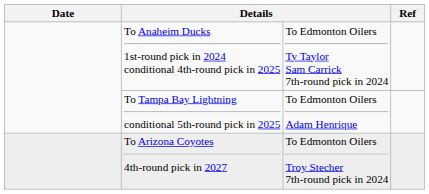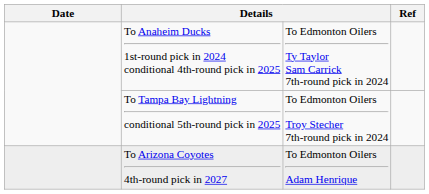(337, 111) To Edmonton Oilers Adam Henrique -> (337, 118) To Edmonton Oilers Troy Stecher 7th-round pick in 2024
(337, 161) To Edmonton Oilers Troy Stecher 7th-round pick in 2024 -> (337, 167) To Edmonton Oilers Adam Henrique
